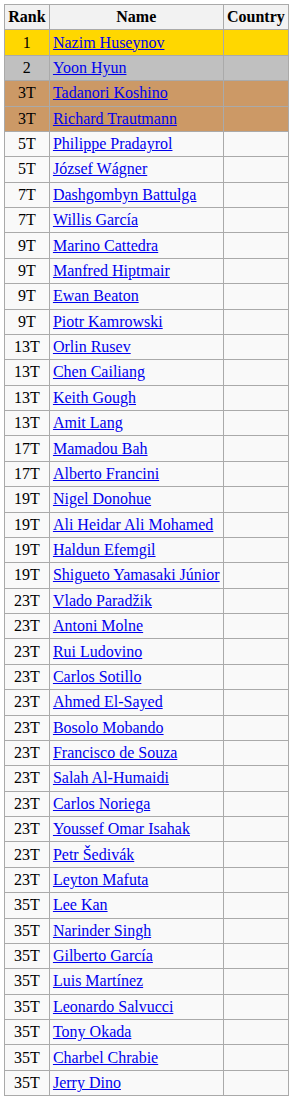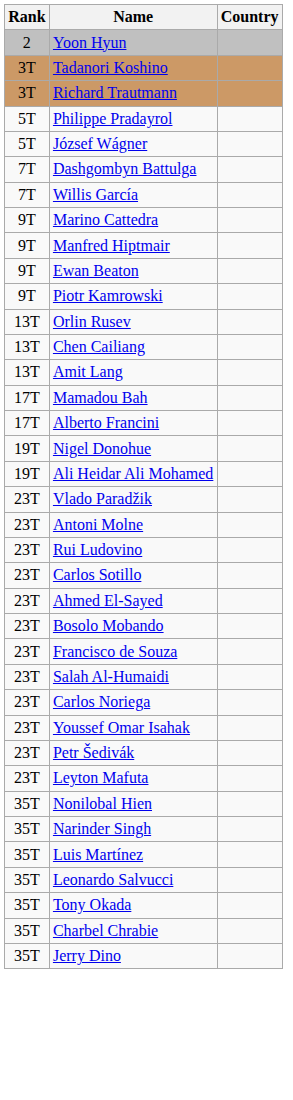- row: (109, 42)
- row: (94, 397)
- row: (104, 550)
- row: (136, 575)
+ row: (102, 803)
- row: (80, 905)
- row: (103, 956)
